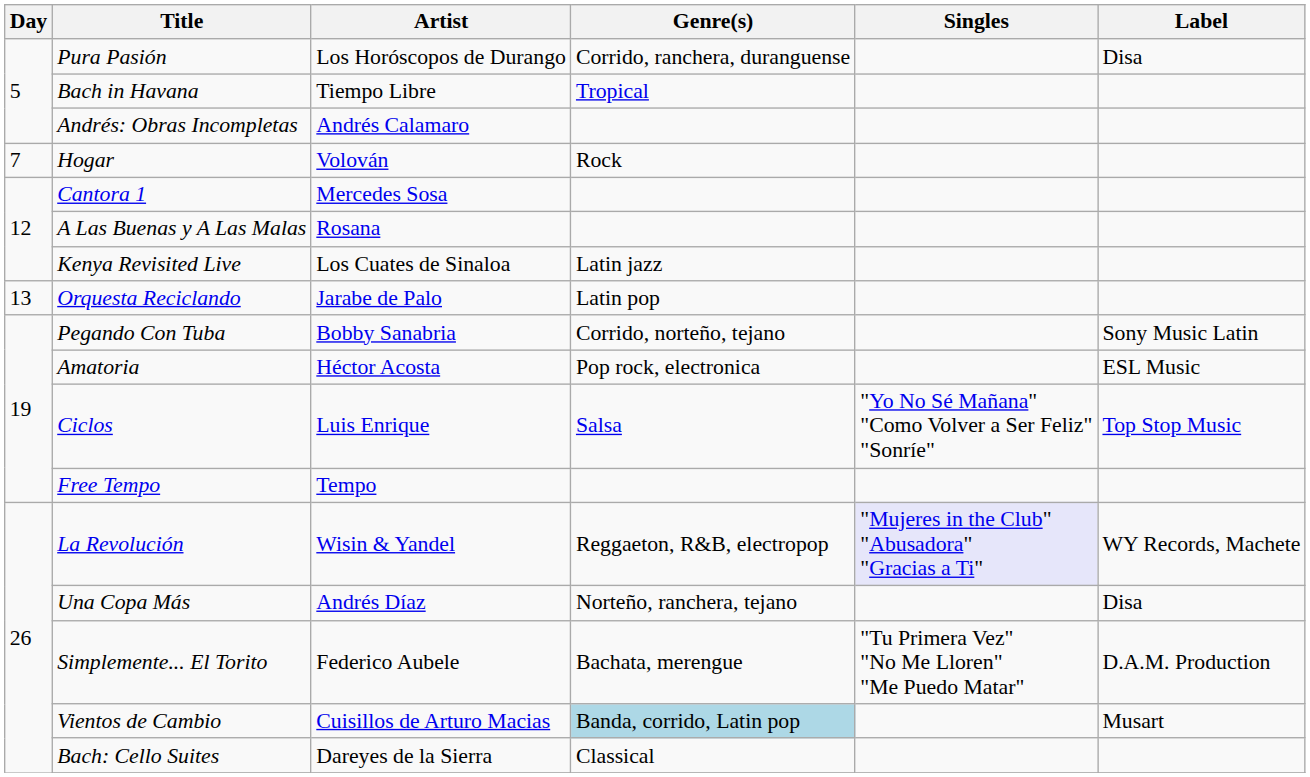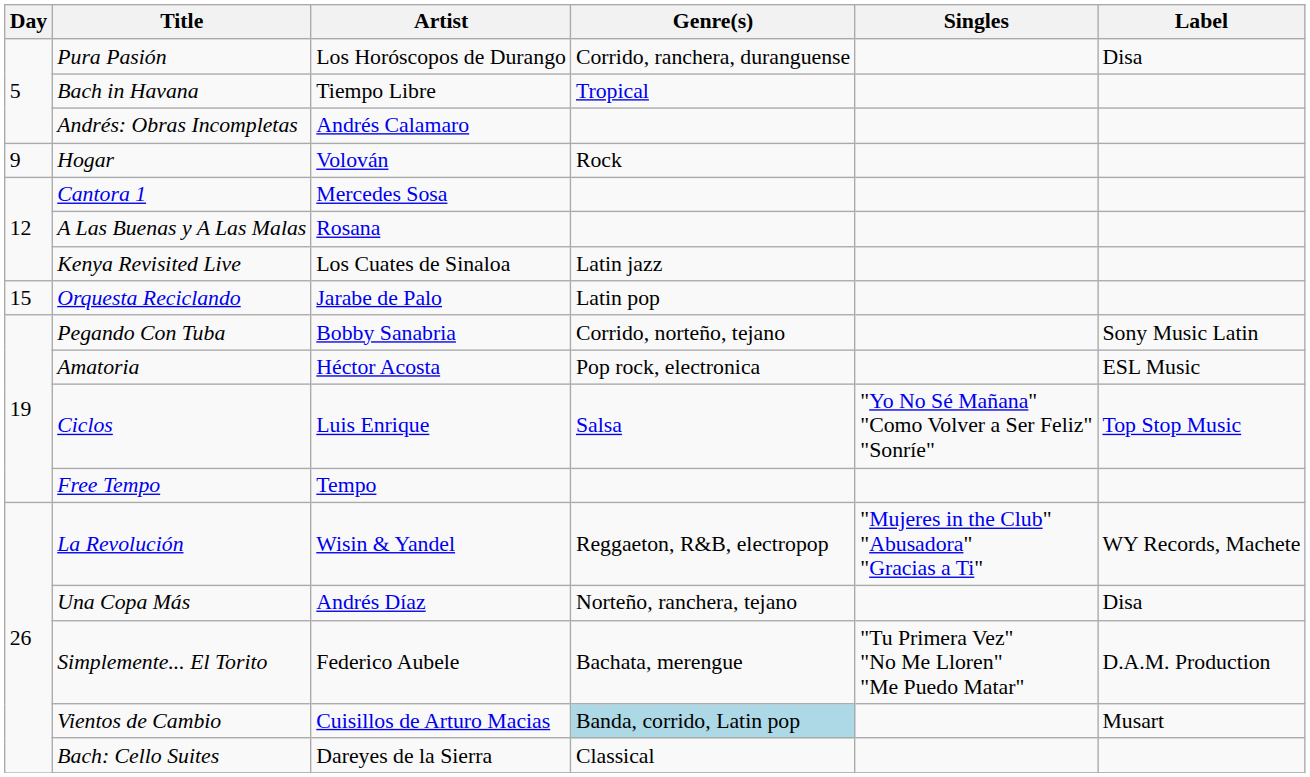(15, 159) 7 -> (15, 159) 9
(21, 297) 13 -> (21, 297) 15
(956, 543) lavender background -> (956, 543) no background
